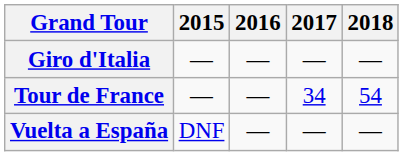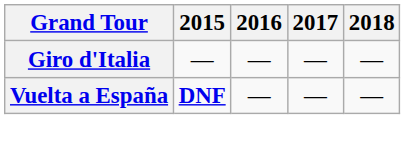- row: (89, 95)
(202, 131) normal -> (202, 95) bold
